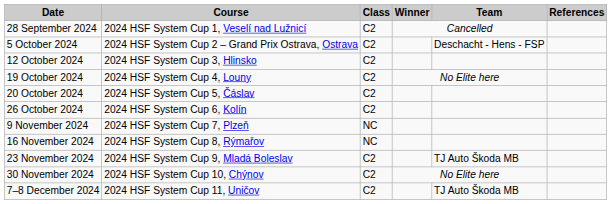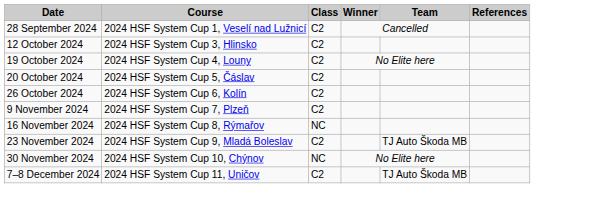- row: (42, 45)
(370, 126) NC -> (318, 110) C2
(369, 175) C2 -> (318, 158) NC
